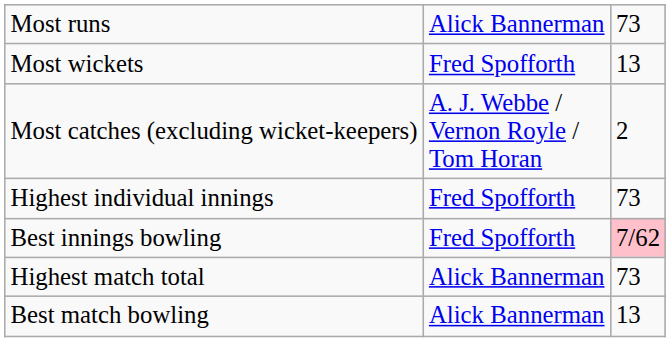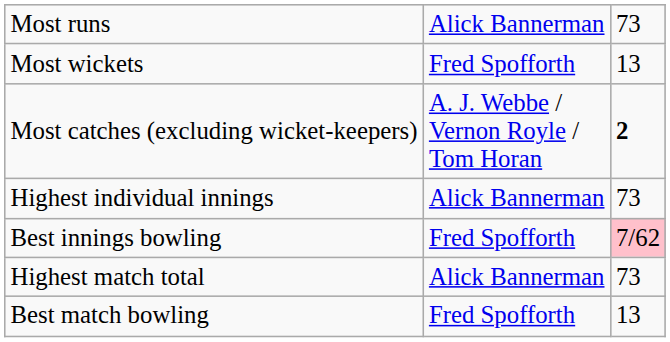(622, 130) normal -> (622, 130) bold
(502, 197) Fred Spofforth -> (517, 197) Alick Bannerman
(517, 315) Alick Bannerman -> (502, 315) Fred Spofforth
